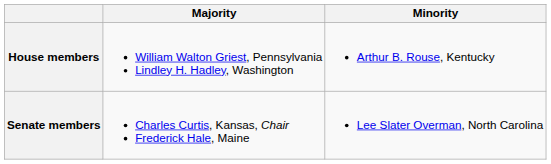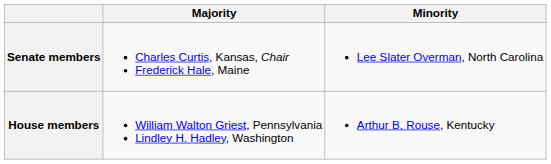rows swapped: (54, 125) <-> (54, 57)
